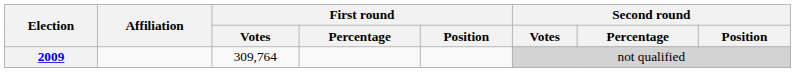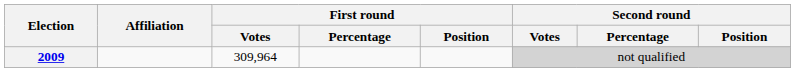(255, 57) 309,764 -> (255, 57) 309,964
